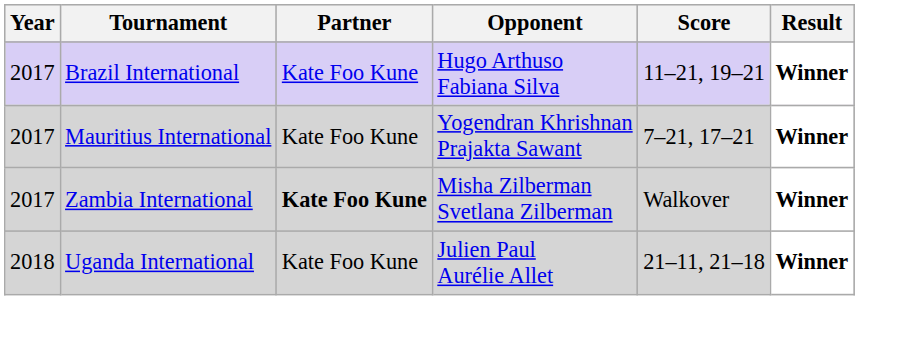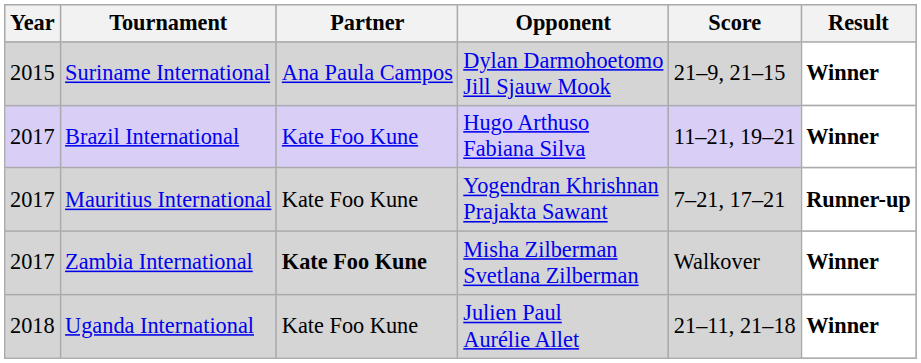+ row: (168, 73)
(812, 136) Winner -> (858, 199) Runner-up
